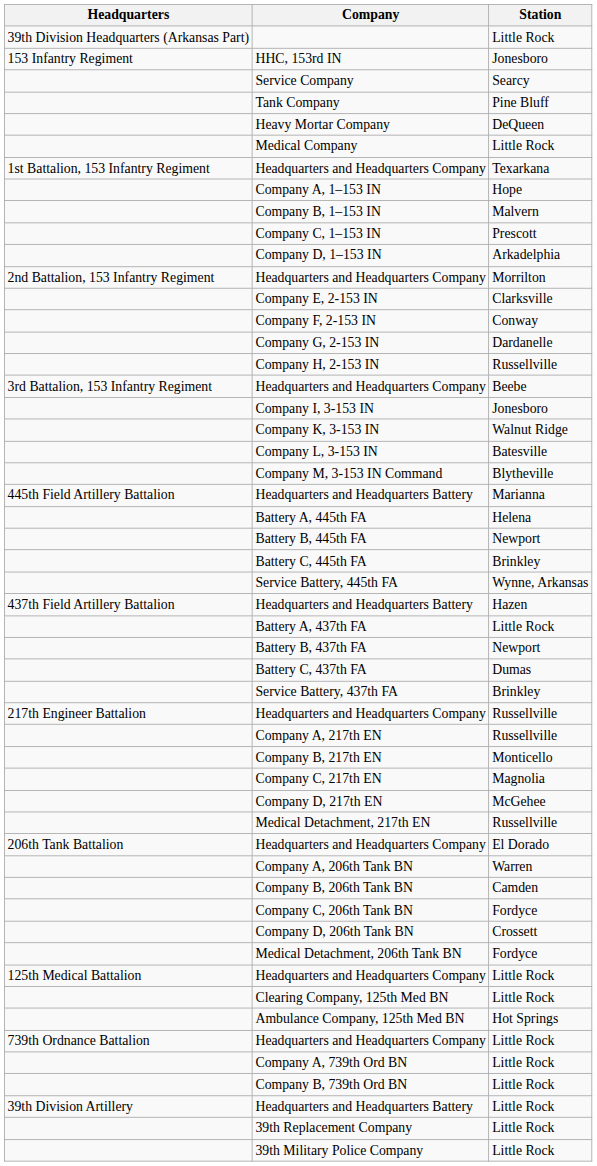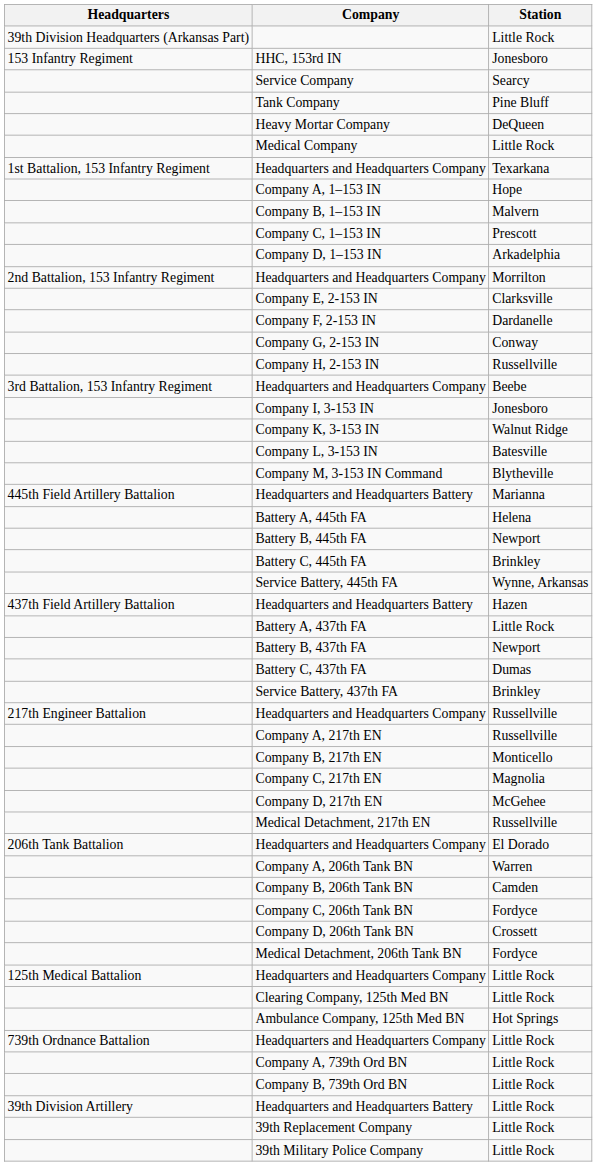(515, 320) Conway -> (522, 320) Dardanelle
(522, 342) Dardanelle -> (515, 342) Conway
